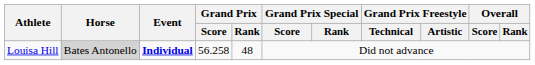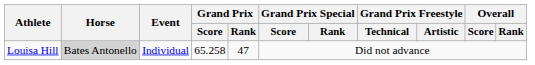(167, 50) bold -> (166, 50) normal
(214, 50) 56.258 -> (210, 50) 65.258
(247, 50) 48 -> (243, 50) 47
